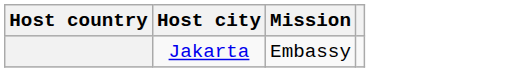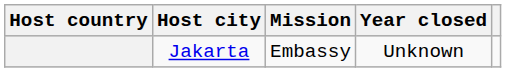+ column: (424, 20)
